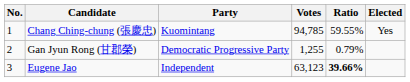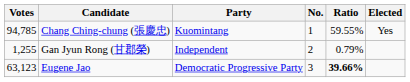columns swapped: (15, 13) <-> (309, 13)
(225, 50) Democratic Progressive Party -> (201, 50) Independent
(188, 68) Independent -> (239, 68) Democratic Progressive Party
